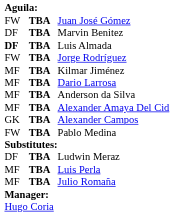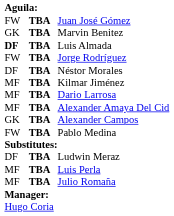(11, 33) DF -> (12, 33) GK
+ row: (90, 70)
- row: (96, 95)
